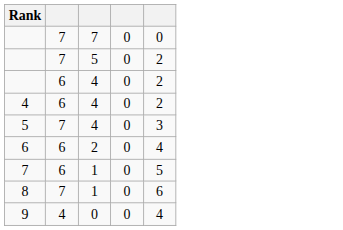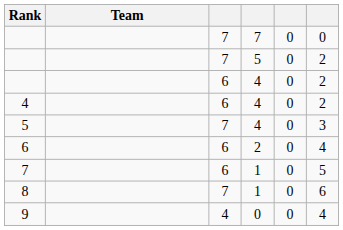+ column: (127, 15)
